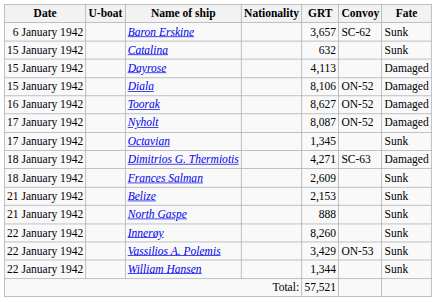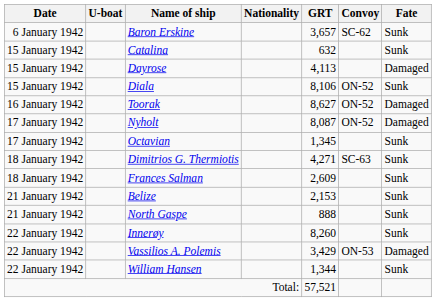(407, 86) Damaged -> (396, 86) Sunk
(407, 159) Damaged -> (396, 159) Sunk
(396, 251) Sunk -> (407, 251) Damaged
